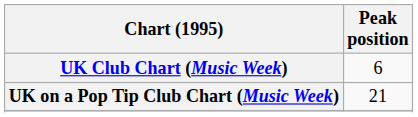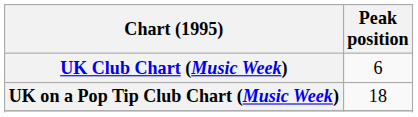(378, 96) 21 -> (378, 96) 18
